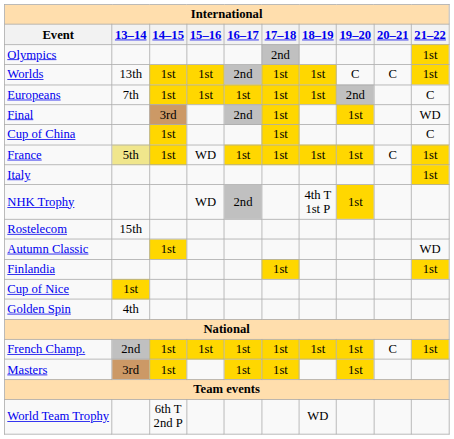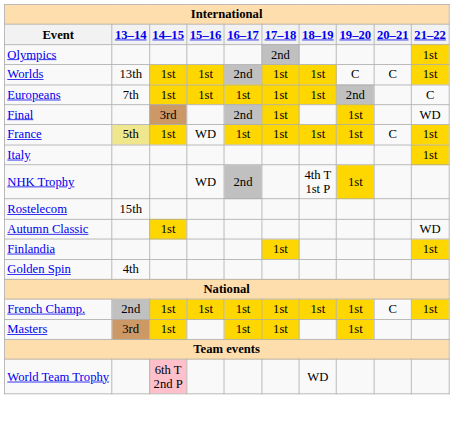- row: (41, 134)
- row: (38, 289)
(168, 416) no background -> (168, 376) pink background
